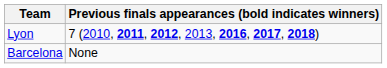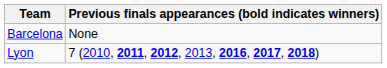rows swapped: (20, 33) <-> (35, 53)
